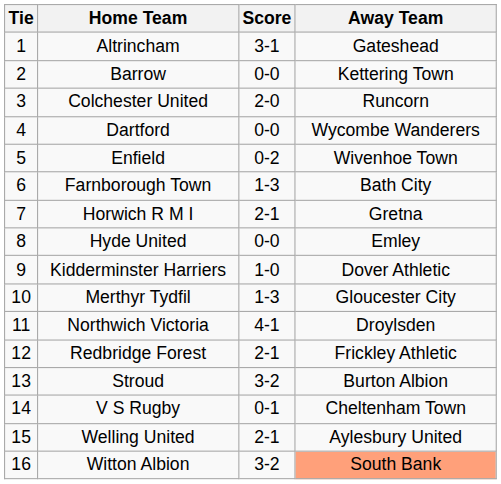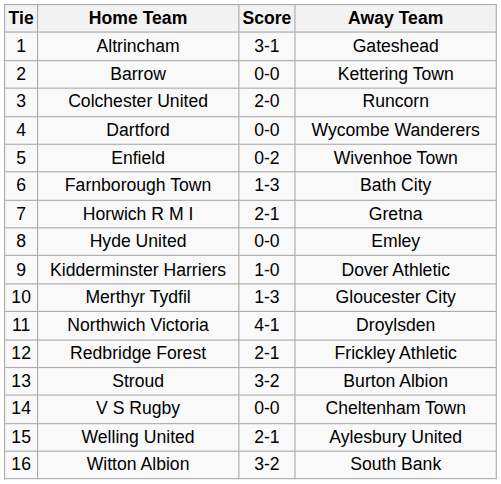(267, 409) 0-1 -> (267, 409) 0-0
(396, 465) lightsalmon background -> (396, 465) no background
